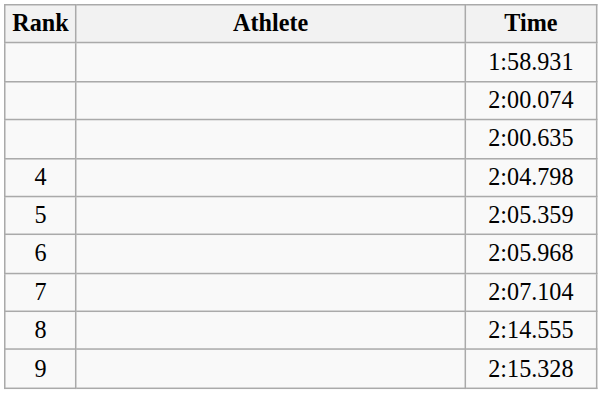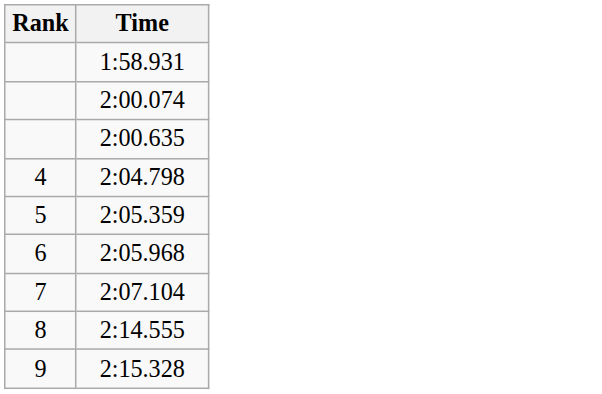- column: (271, 23)
